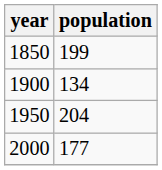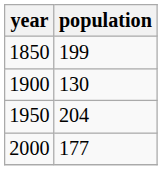(74, 84) 134 -> (74, 84) 130
